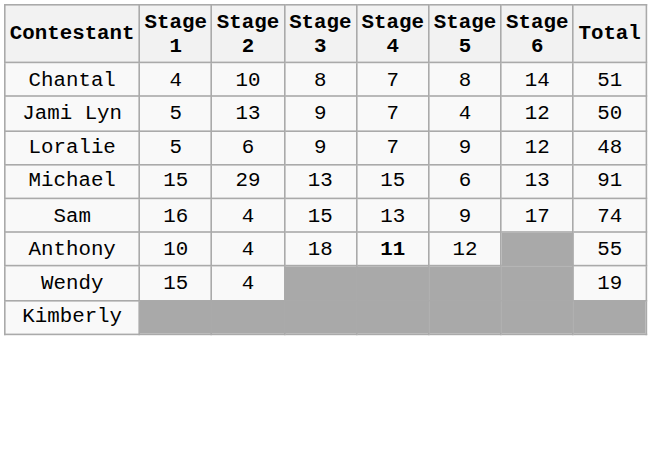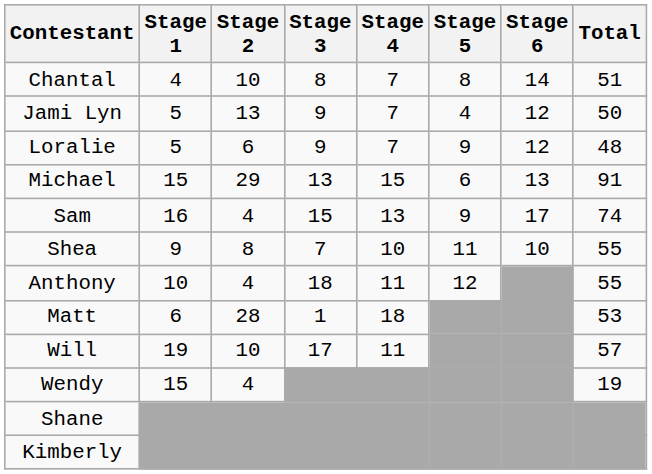+ row: (72, 249)
(393, 249) bold -> (393, 283) normal
+ row: (72, 317)
+ row: (72, 351)
+ row: (72, 419)
